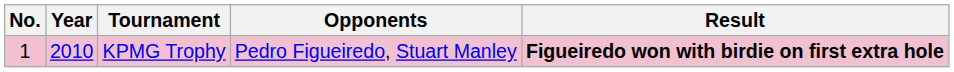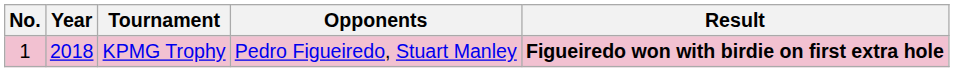(72, 51) 2010 -> (72, 51) 2018
